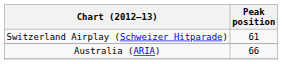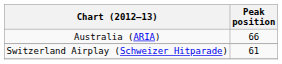rows swapped: (117, 51) <-> (117, 37)
